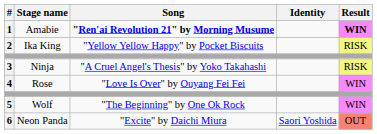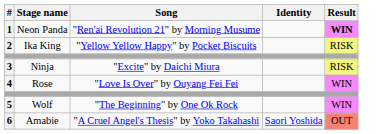(42, 29) Amabie -> (42, 29) Neon Panda
(173, 29) bold -> (166, 29) normal
(173, 67) "A Cruel Angel's Thesis" by Yoko Takahashi -> (166, 67) "Excite" by Daichi Miura
(42, 121) Neon Panda -> (42, 121) Amabie
(173, 121) "Excite" by Daichi Miura -> (166, 121) "A Cruel Angel's Thesis" by Yoko Takahashi
